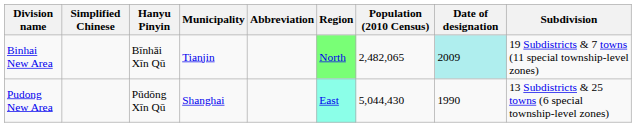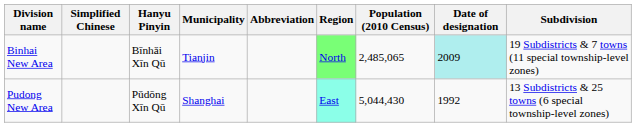(381, 57) 2,482,065 -> (381, 57) 2,485,065
(449, 100) 1990 -> (449, 100) 1992
